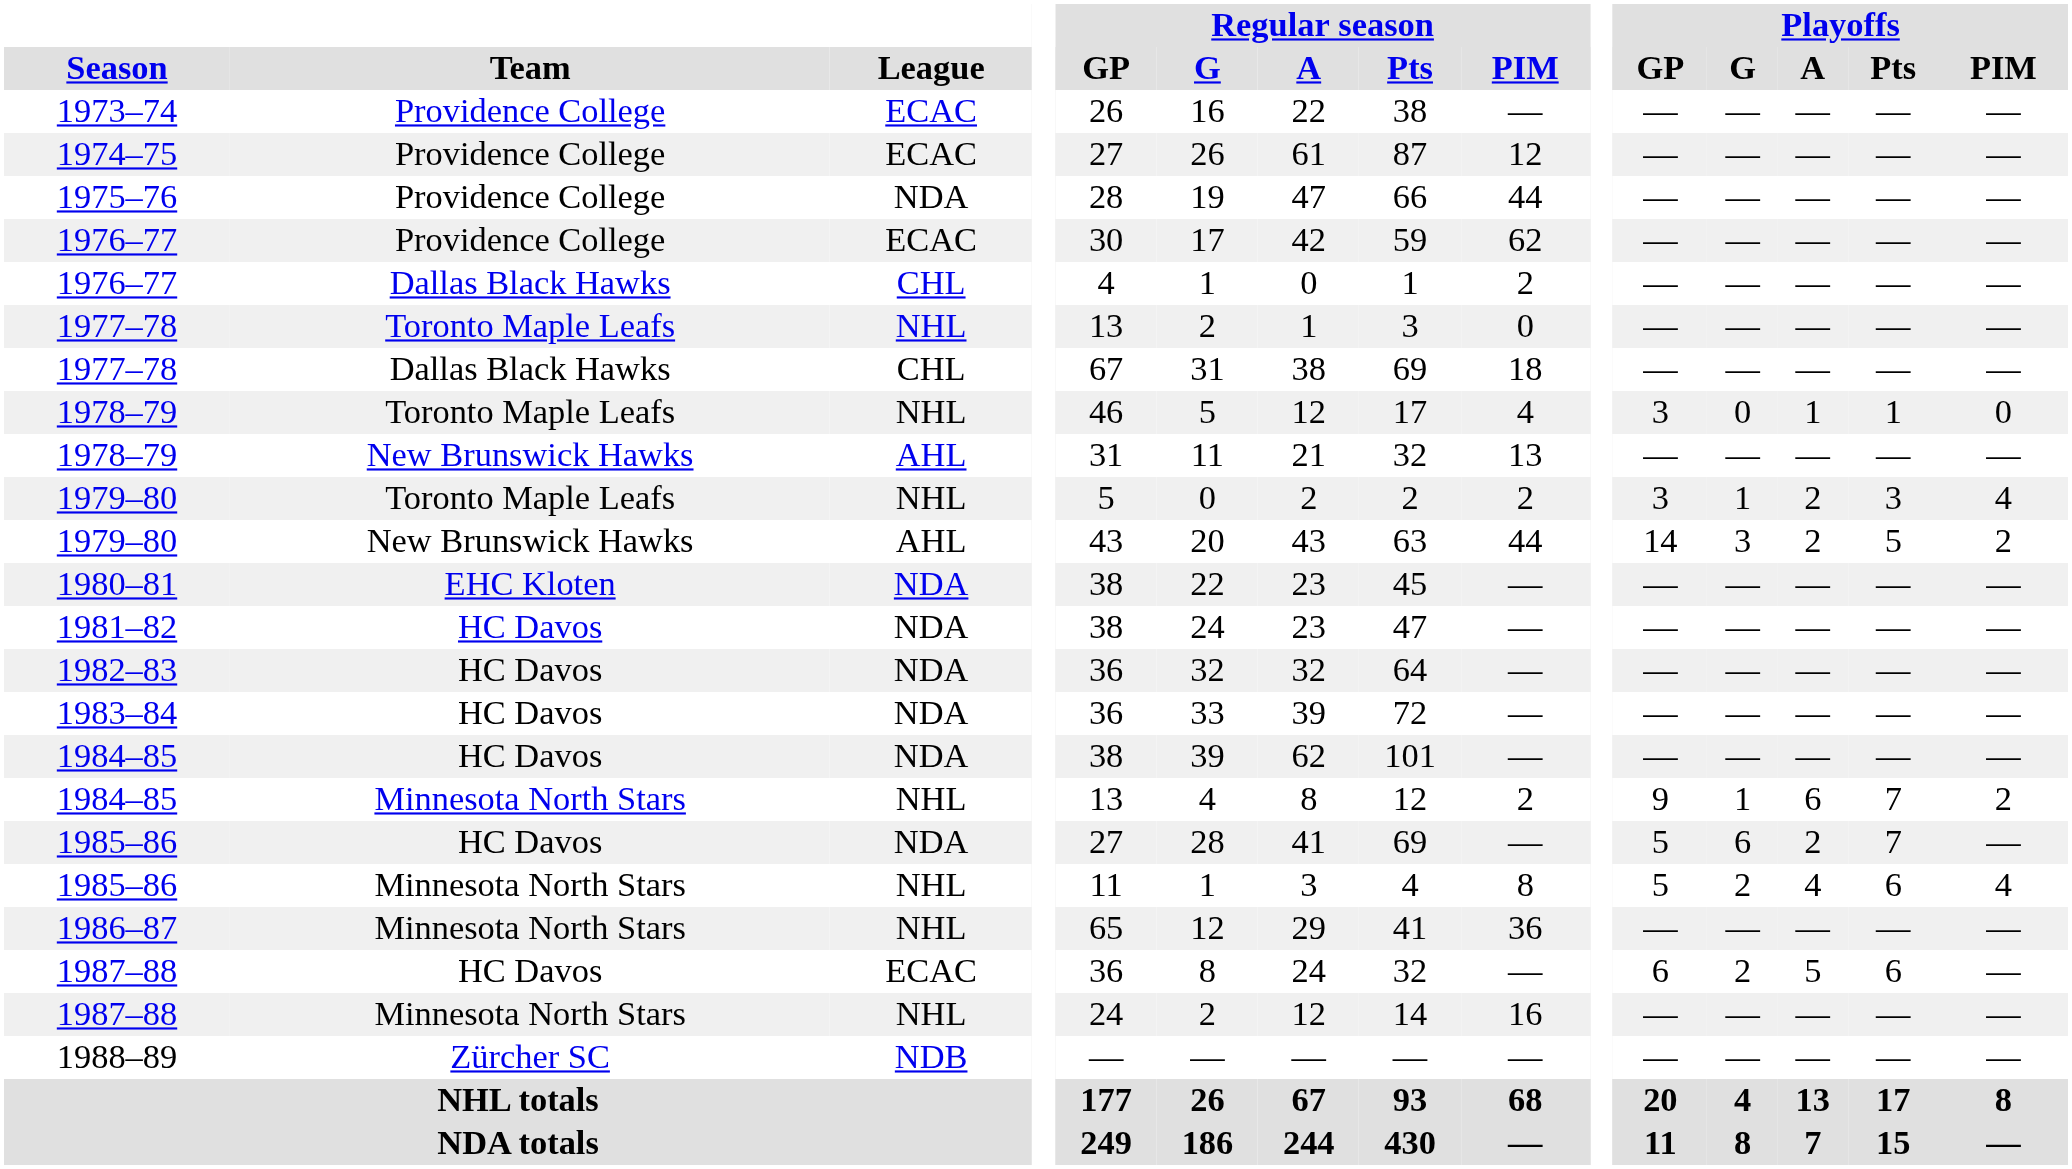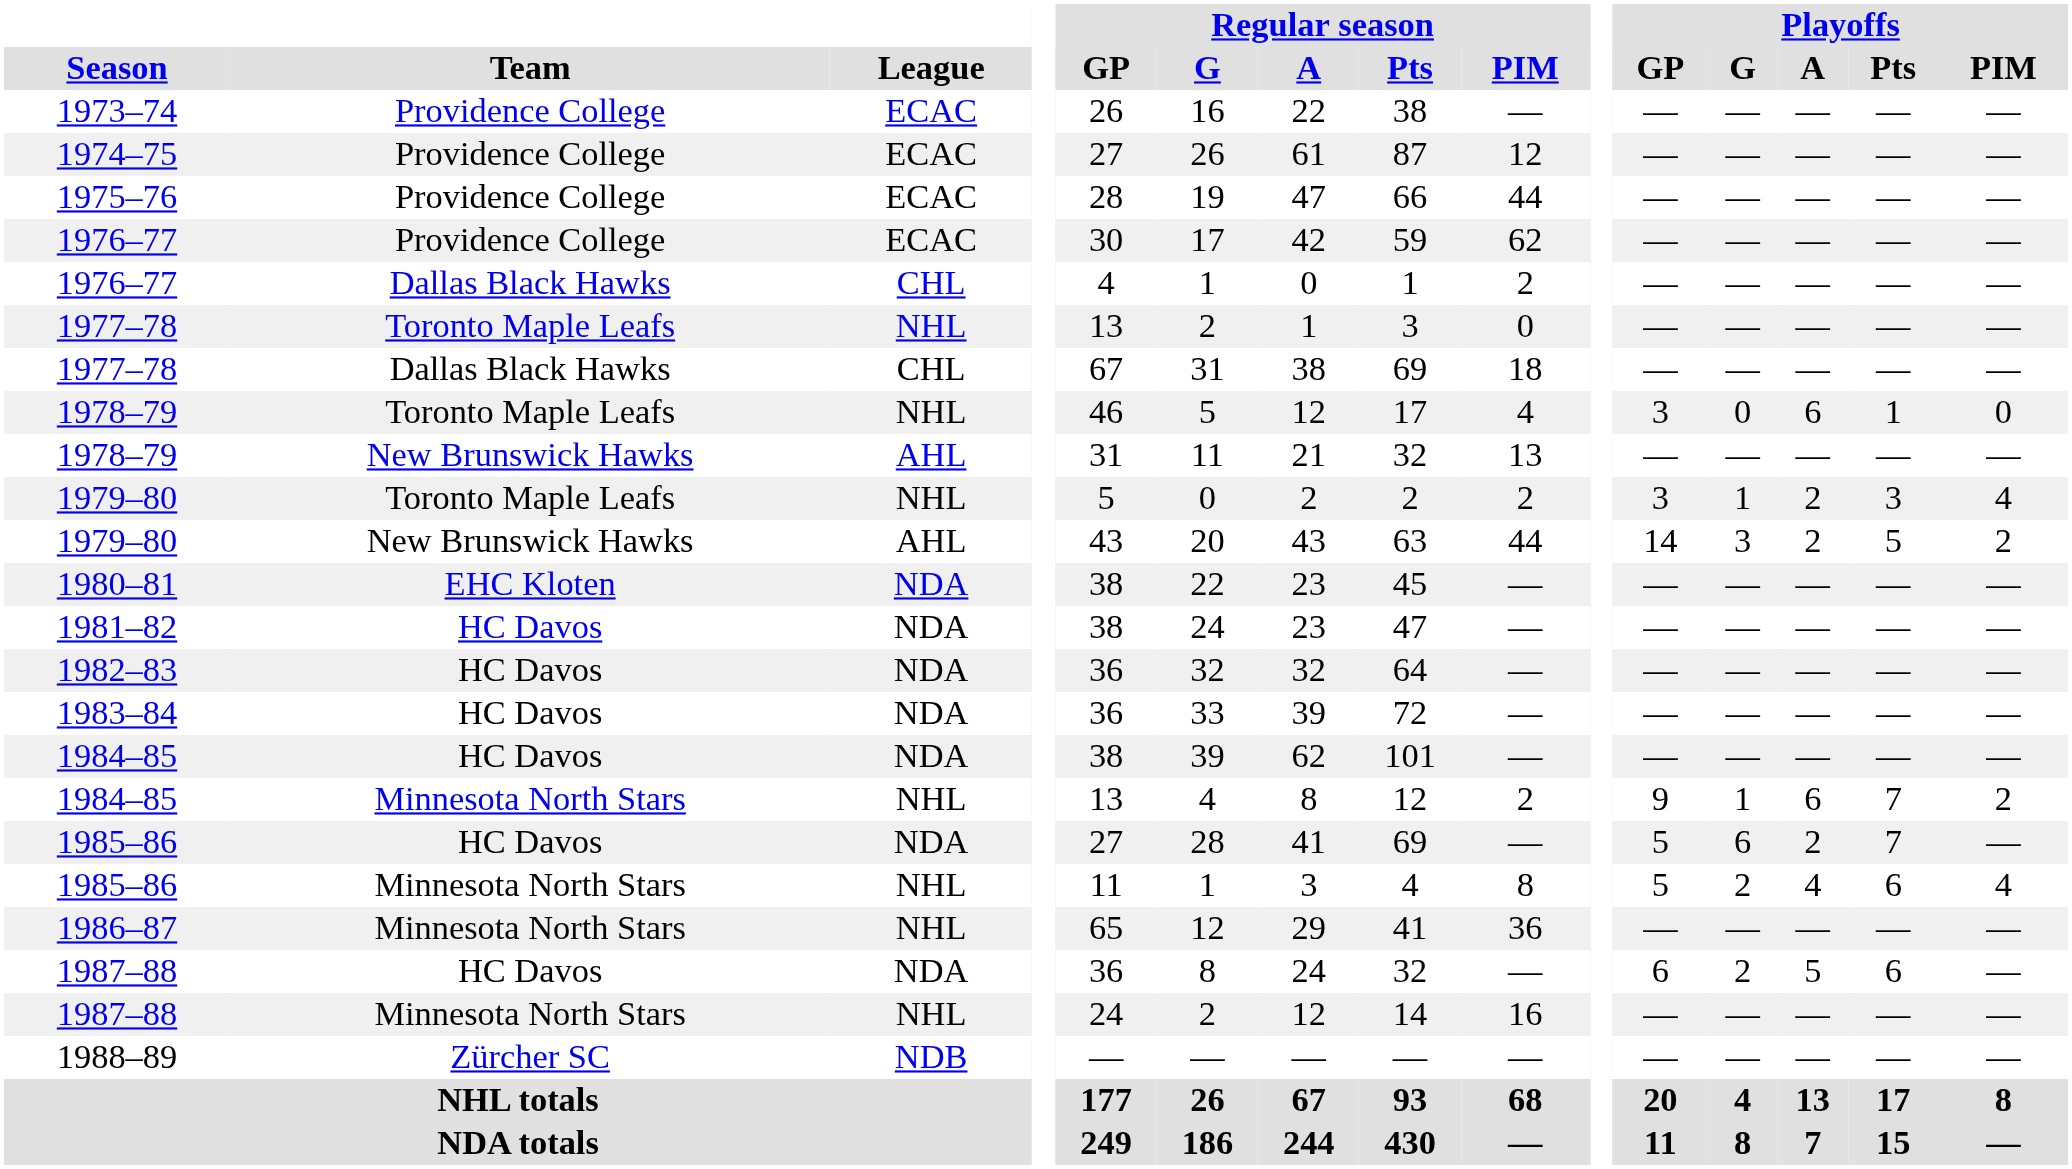(931, 196) NDA -> (931, 196) ECAC
(1813, 411) 1 -> (1813, 411) 6
(931, 970) ECAC -> (931, 970) NDA
